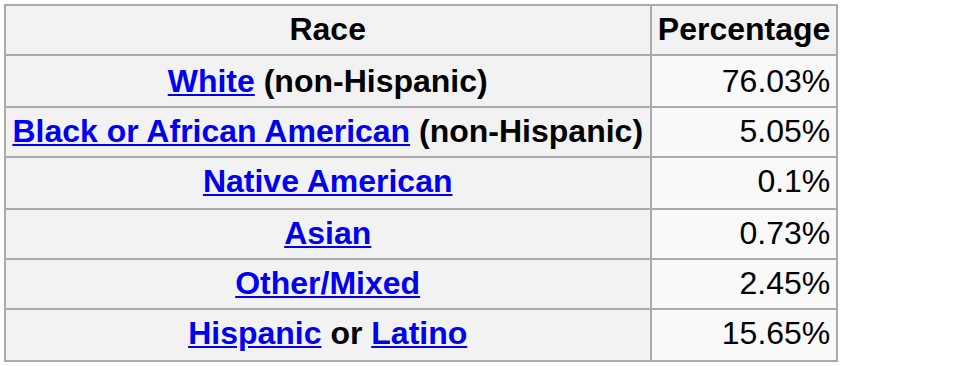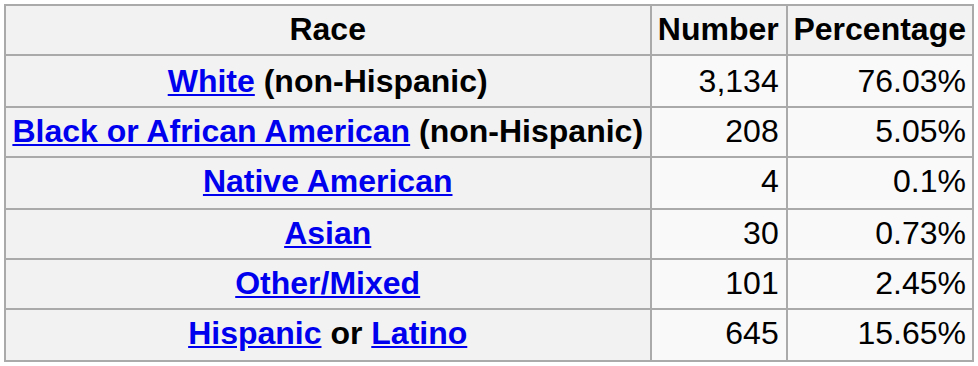+ column: (718, 29)
